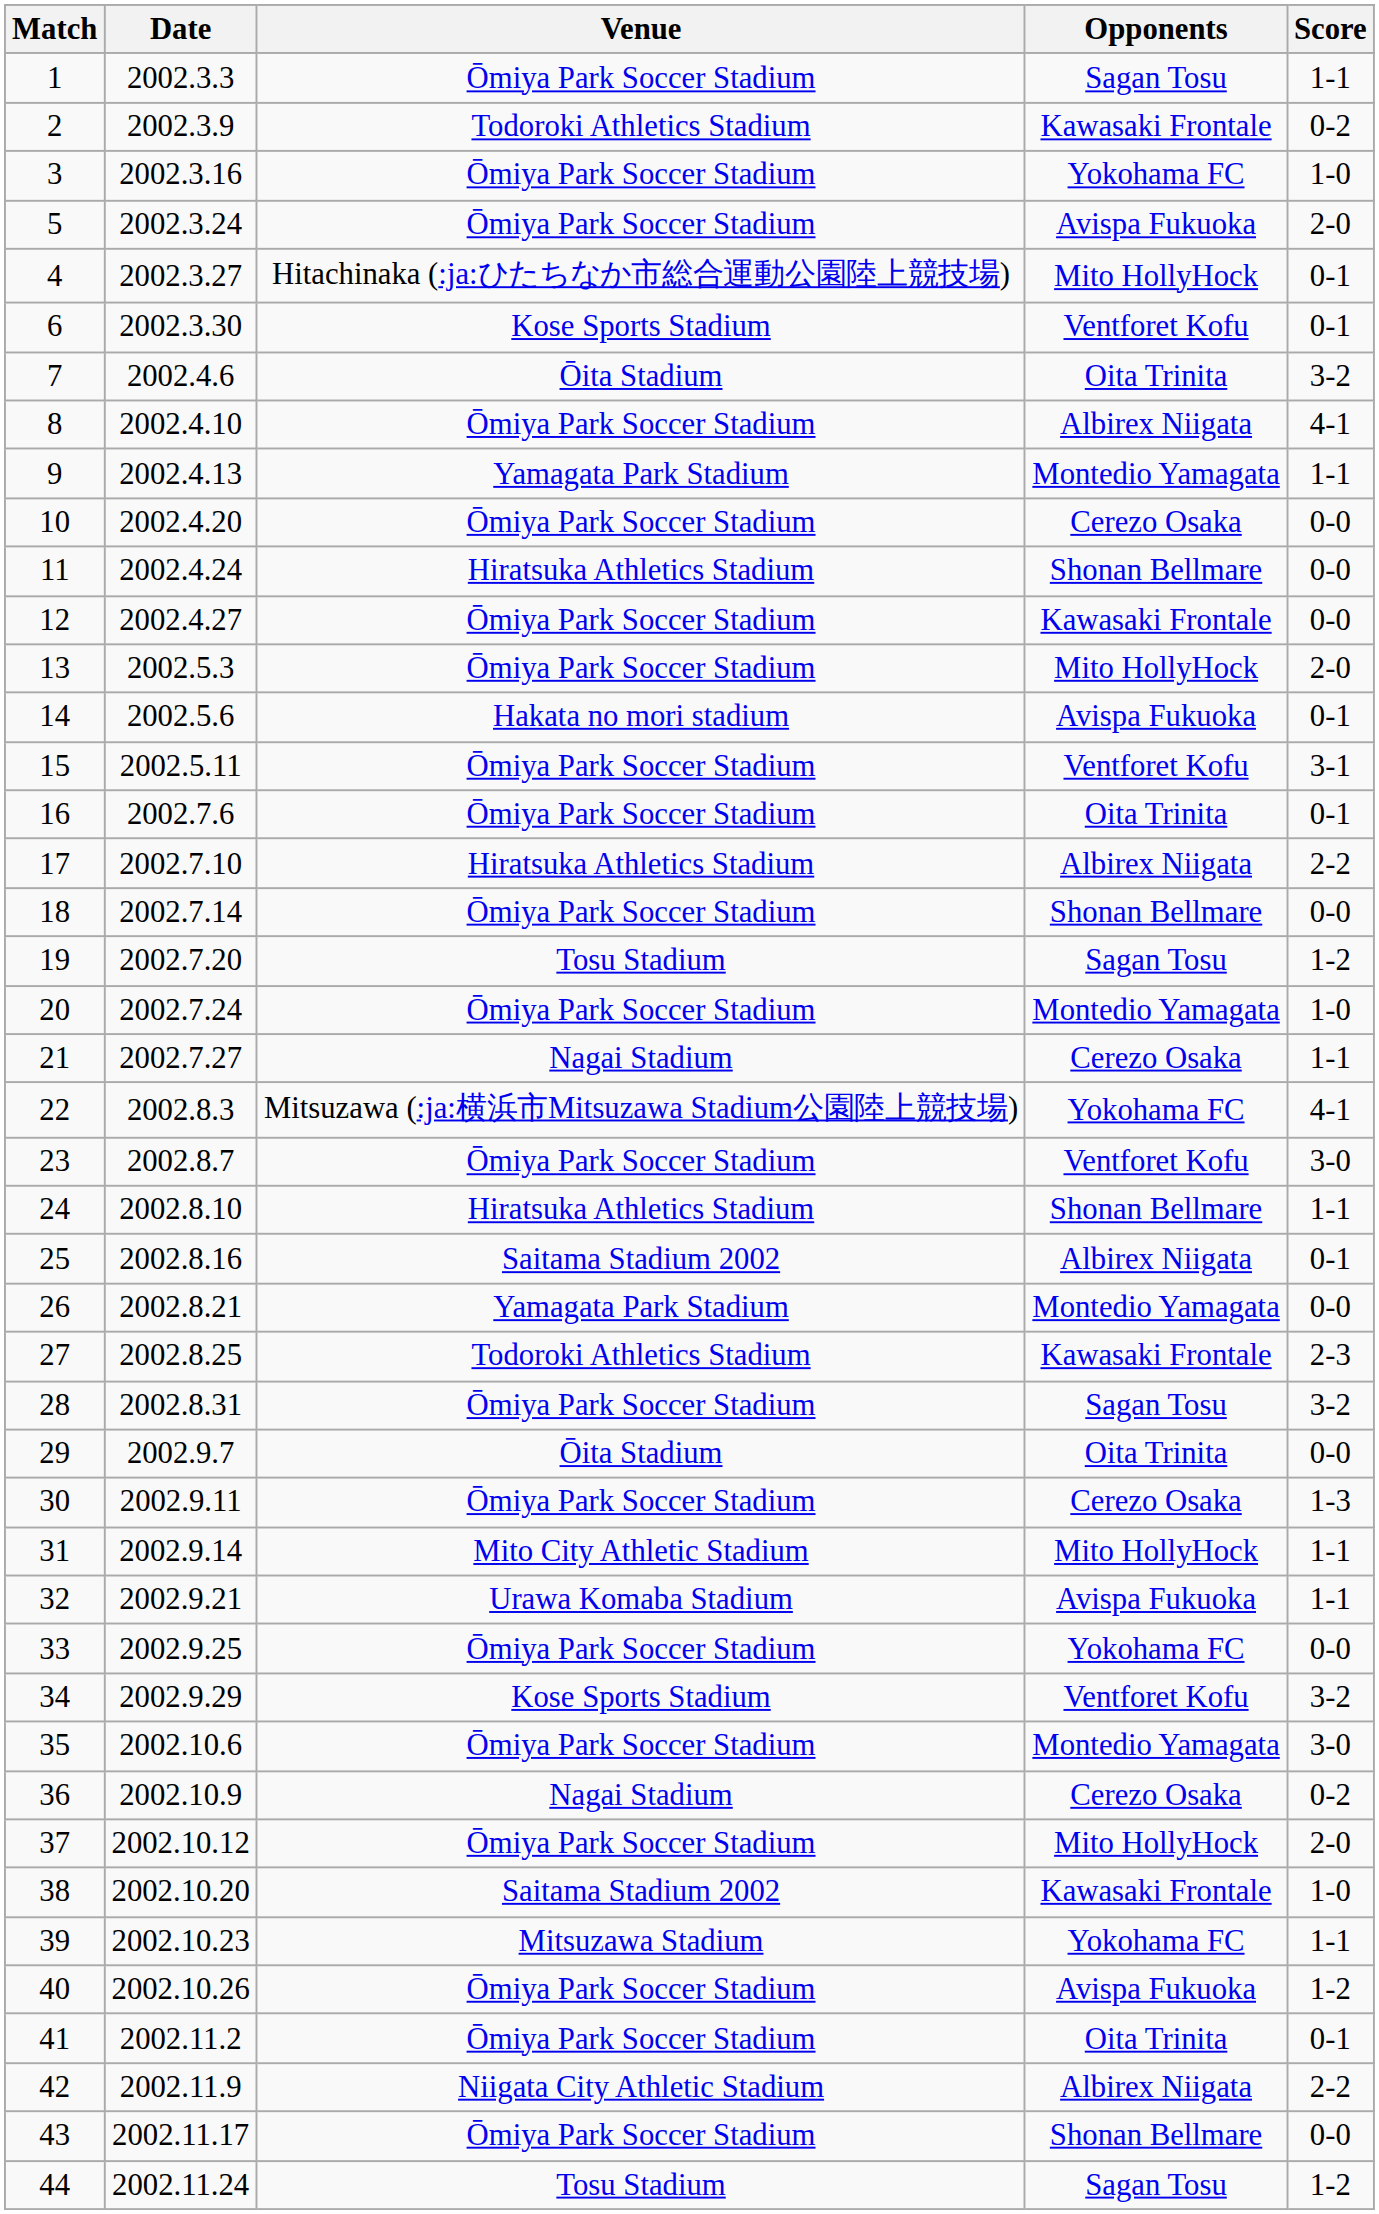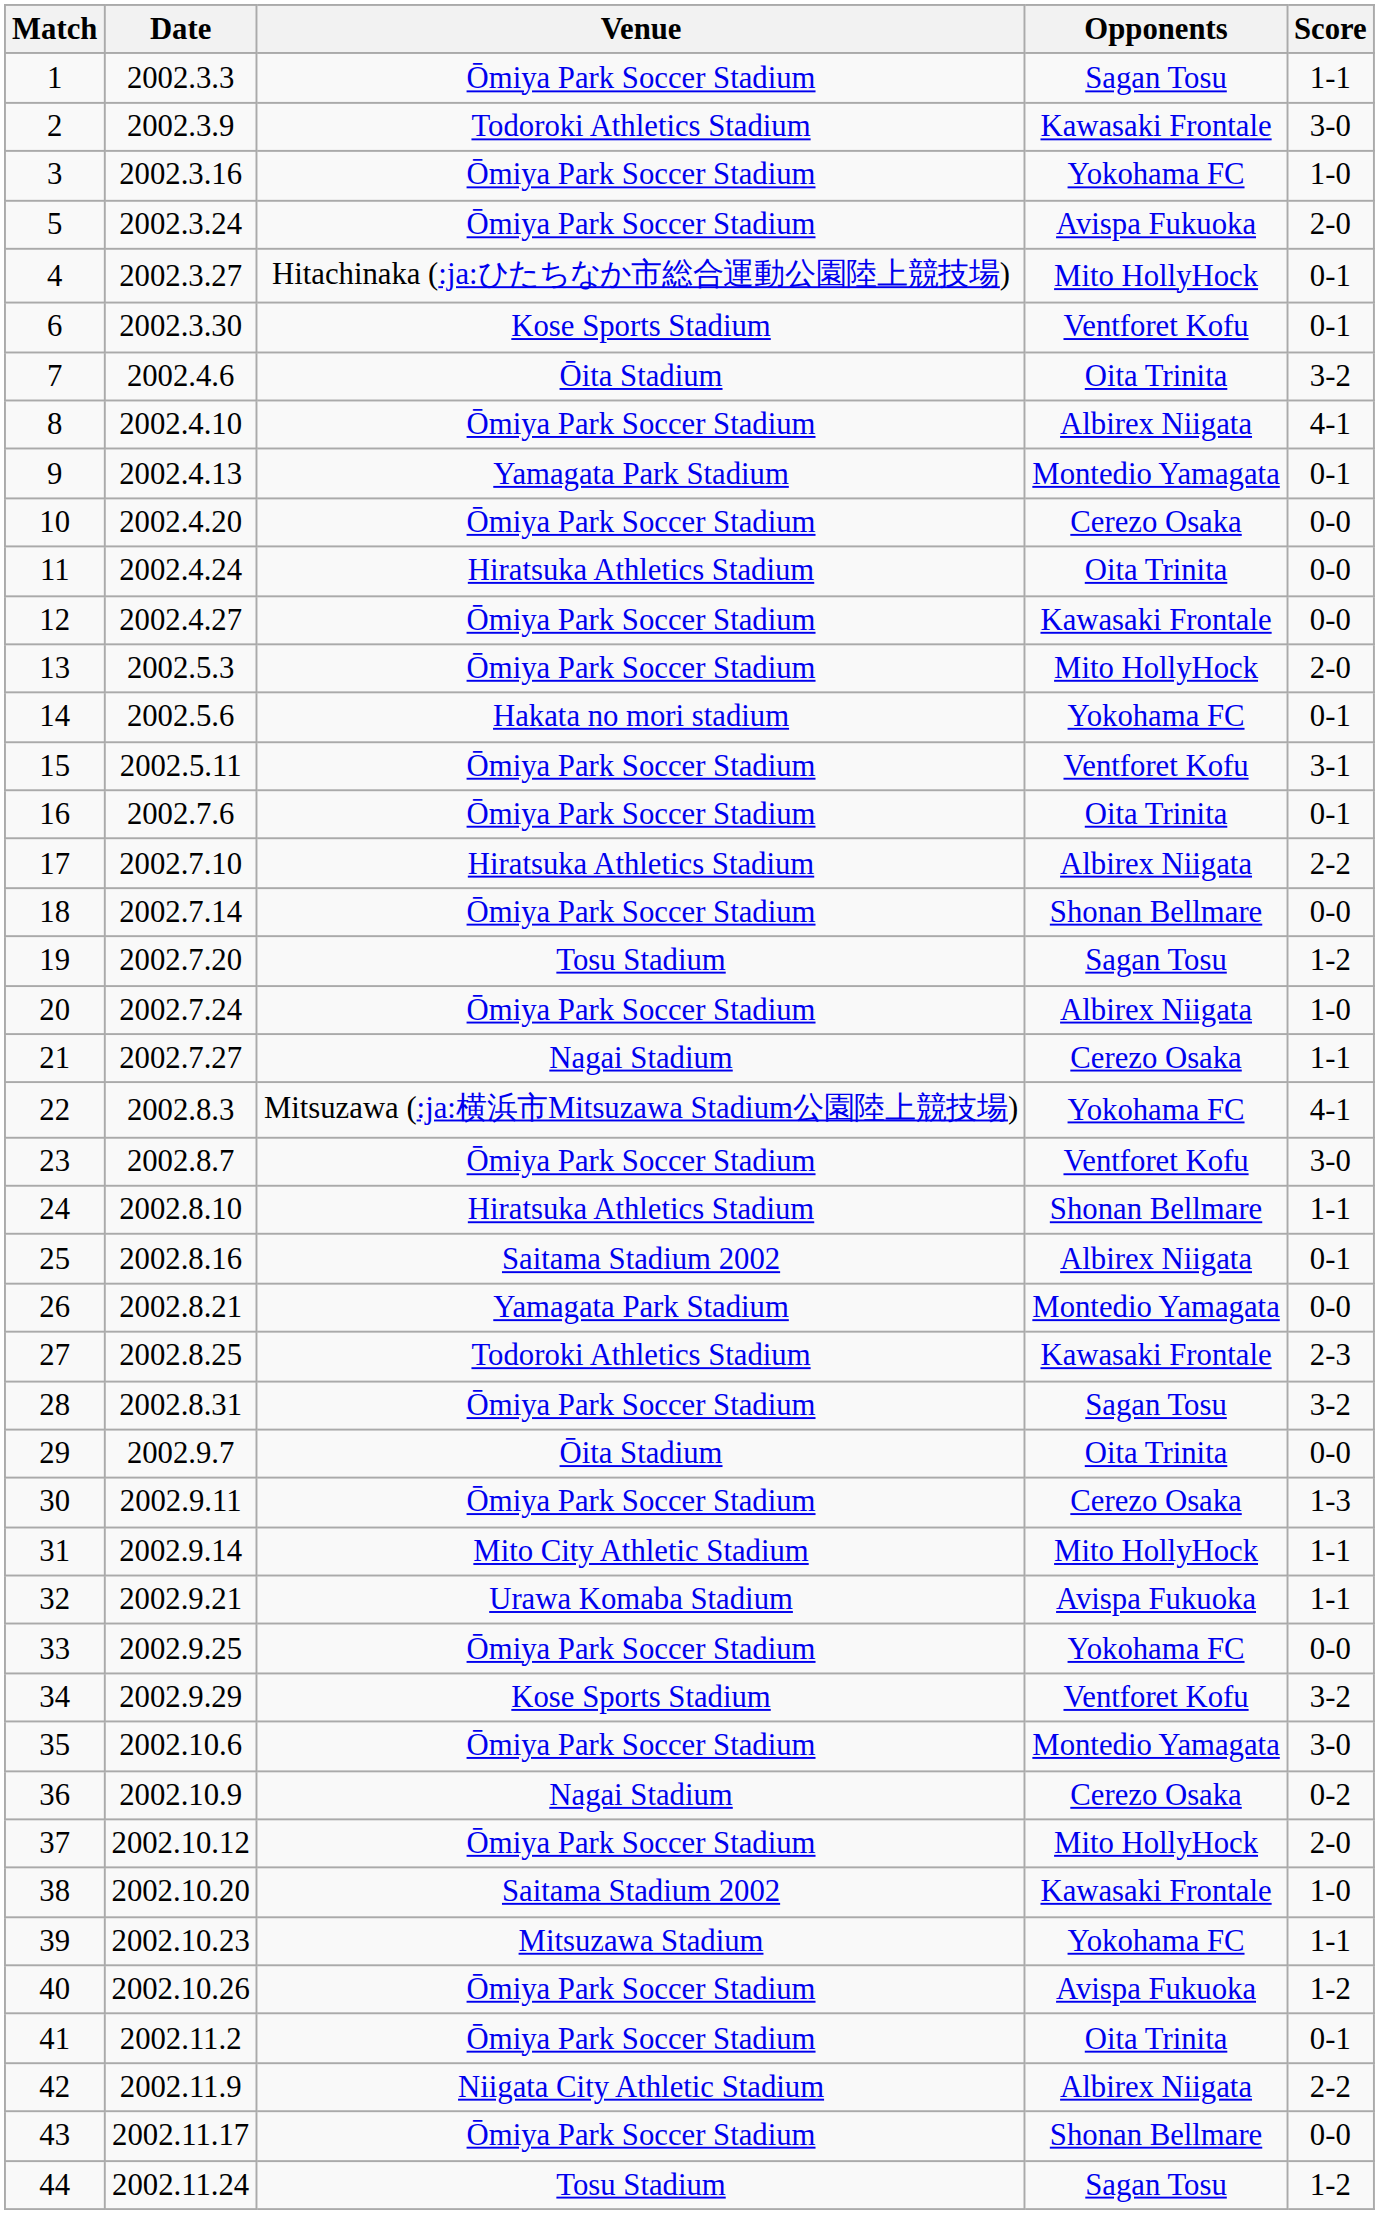(1330, 126) 0-2 -> (1330, 126) 3-0
(1330, 473) 1-1 -> (1330, 473) 0-1
(1156, 570) Shonan Bellmare -> (1156, 570) Oita Trinita
(1156, 716) Avispa Fukuoka -> (1156, 716) Yokohama FC
(1156, 1009) Montedio Yamagata -> (1156, 1009) Albirex Niigata
